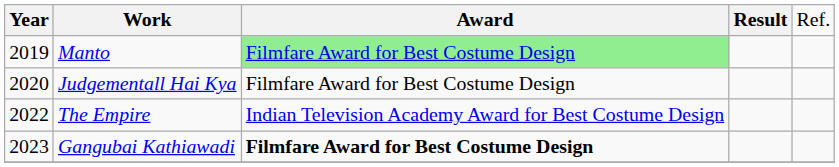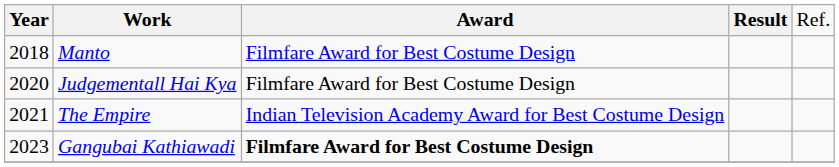(29, 51) 2019 -> (29, 51) 2018
(410, 51) lightgreen background -> (410, 51) no background
(29, 114) 2022 -> (29, 114) 2021
